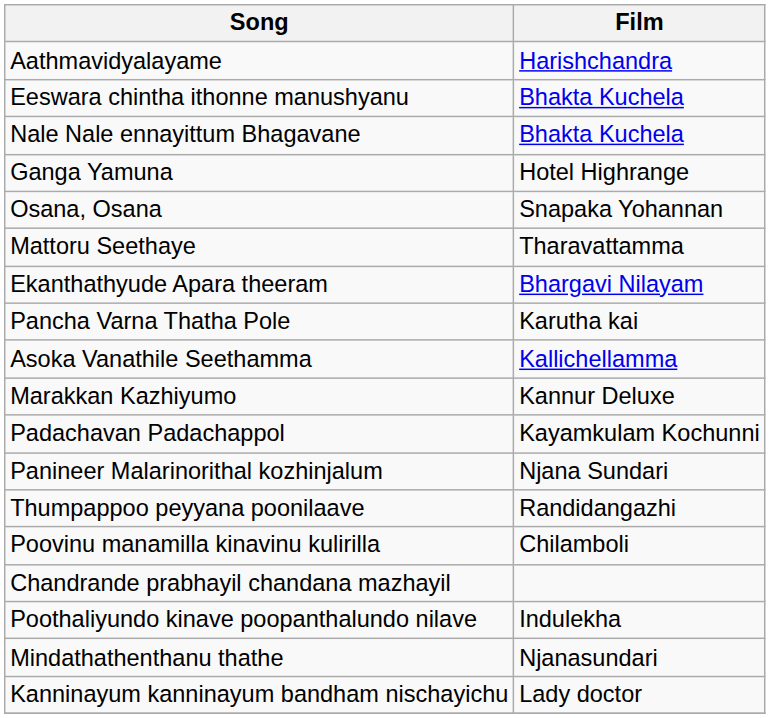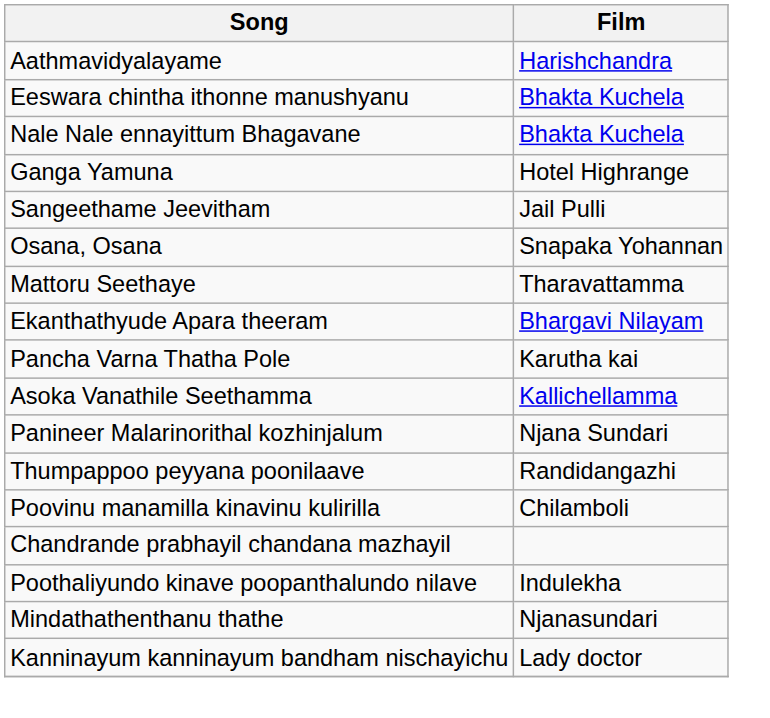+ row: (140, 209)
- row: (123, 396)
- row: (147, 433)
